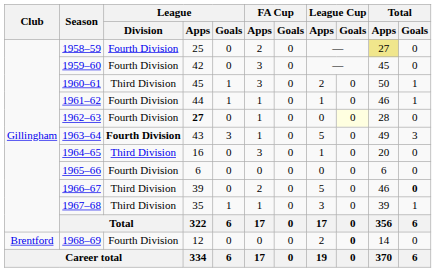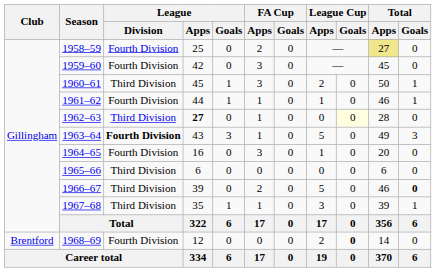(143, 118) Fourth Division -> (143, 118) Third Division
(143, 153) Third Division -> (143, 153) Fourth Division
(143, 170) Fourth Division -> (143, 170) Third Division
